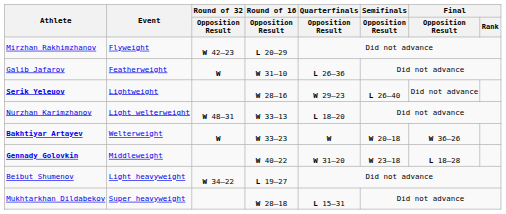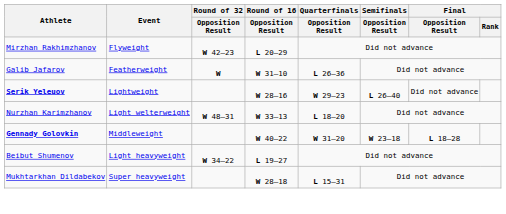- row: (44, 134)
